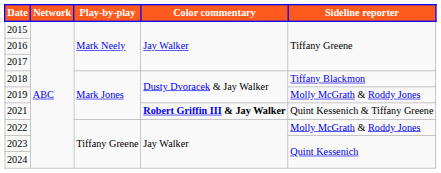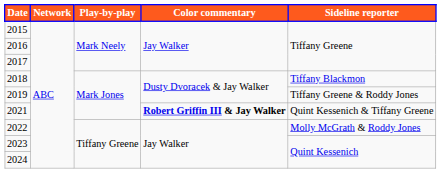(355, 95) Molly McGrath & Roddy Jones -> (354, 95) Tiffany Greene & Roddy Jones
